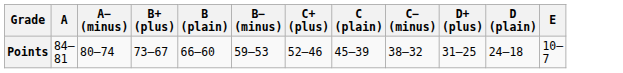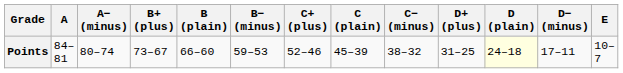+ column: (565, 20)
(506, 52) no background -> (504, 52) lightyellow background
